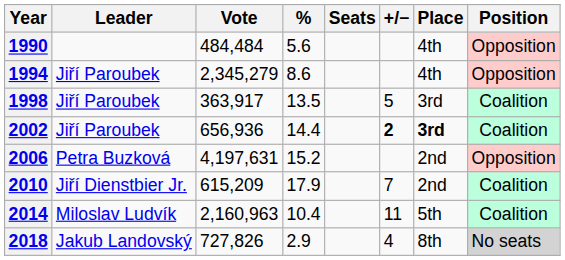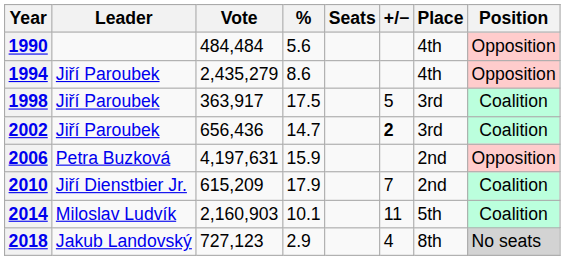(239, 74) 2,345,279 -> (239, 74) 2,435,279
(304, 102) 13.5 -> (304, 102) 17.5
(232, 130) 656,936 -> (232, 130) 656,436
(304, 130) 14.4 -> (304, 130) 14.7
(431, 130) bold -> (430, 130) normal
(304, 158) 15.2 -> (304, 158) 15.9
(239, 213) 2,160,963 -> (239, 213) 2,160,903
(304, 213) 10.4 -> (304, 213) 10.1
(232, 241) 727,826 -> (232, 241) 727,123
